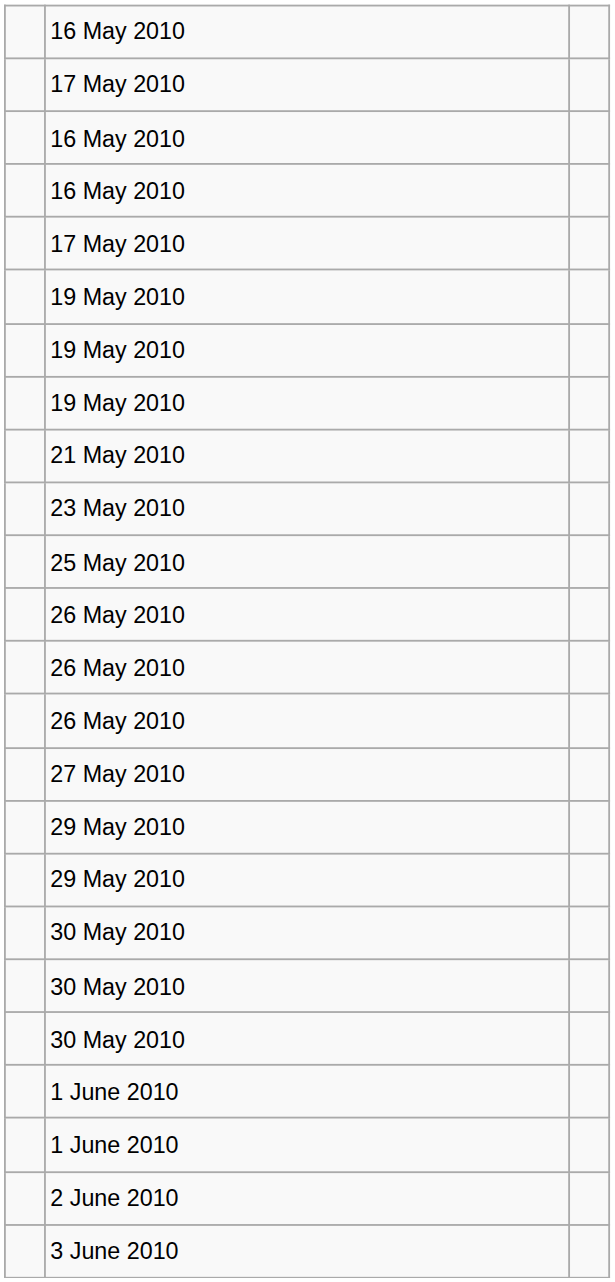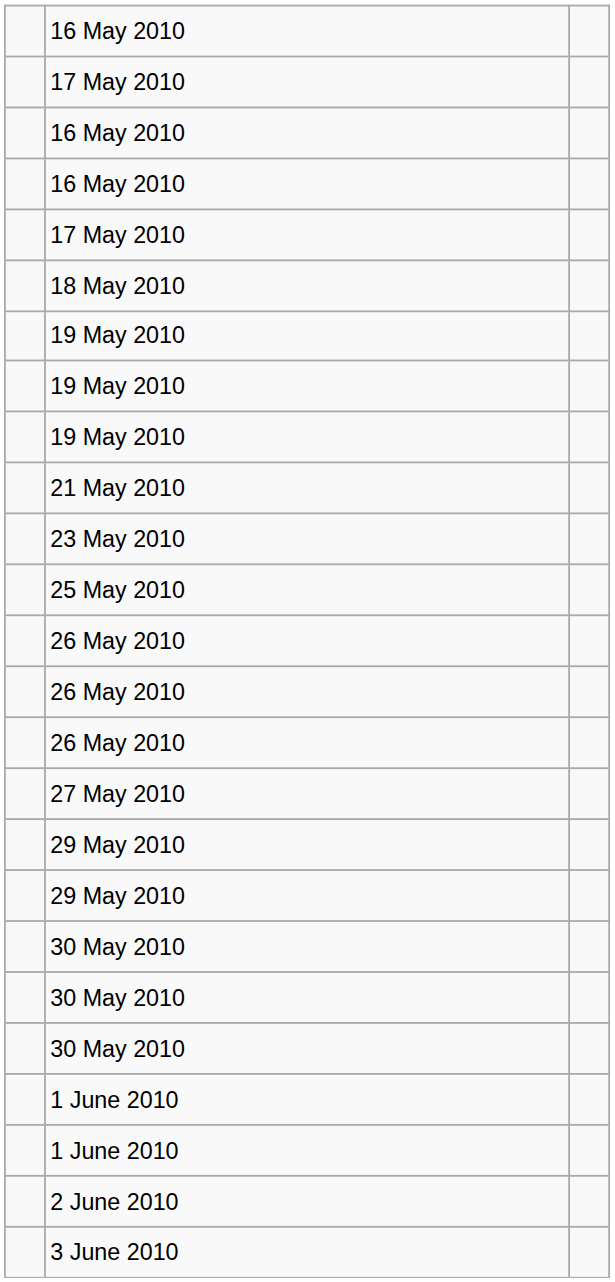+ row: (25, 285)
